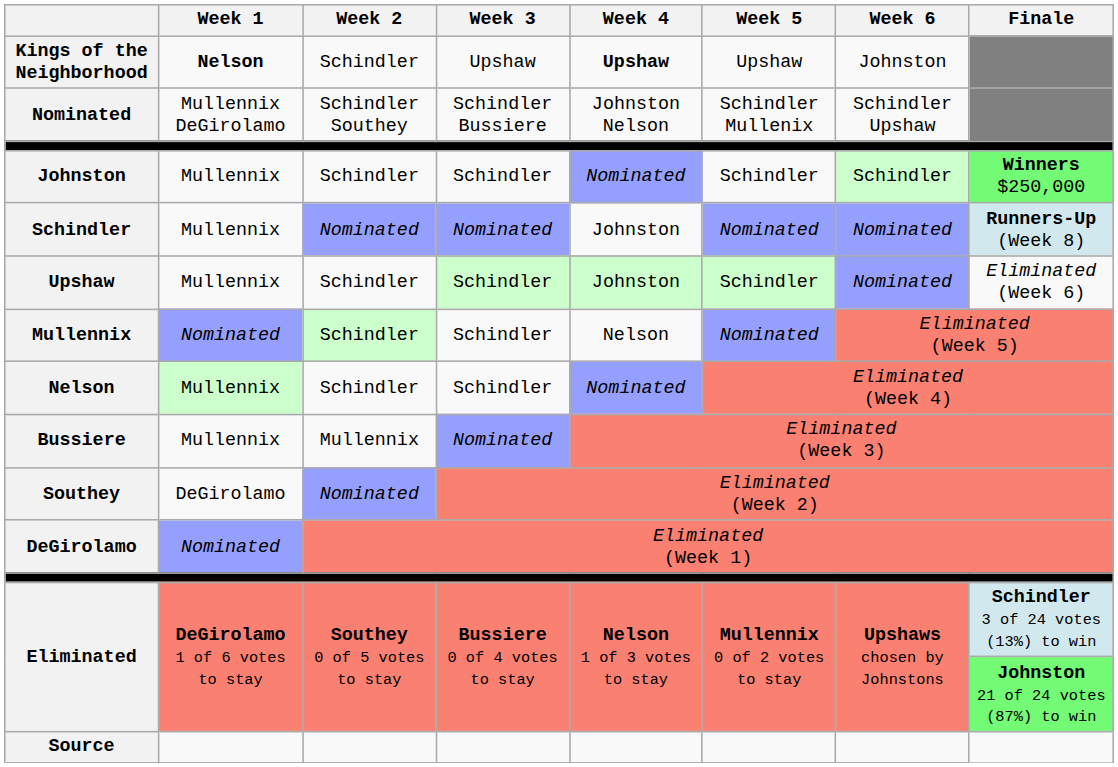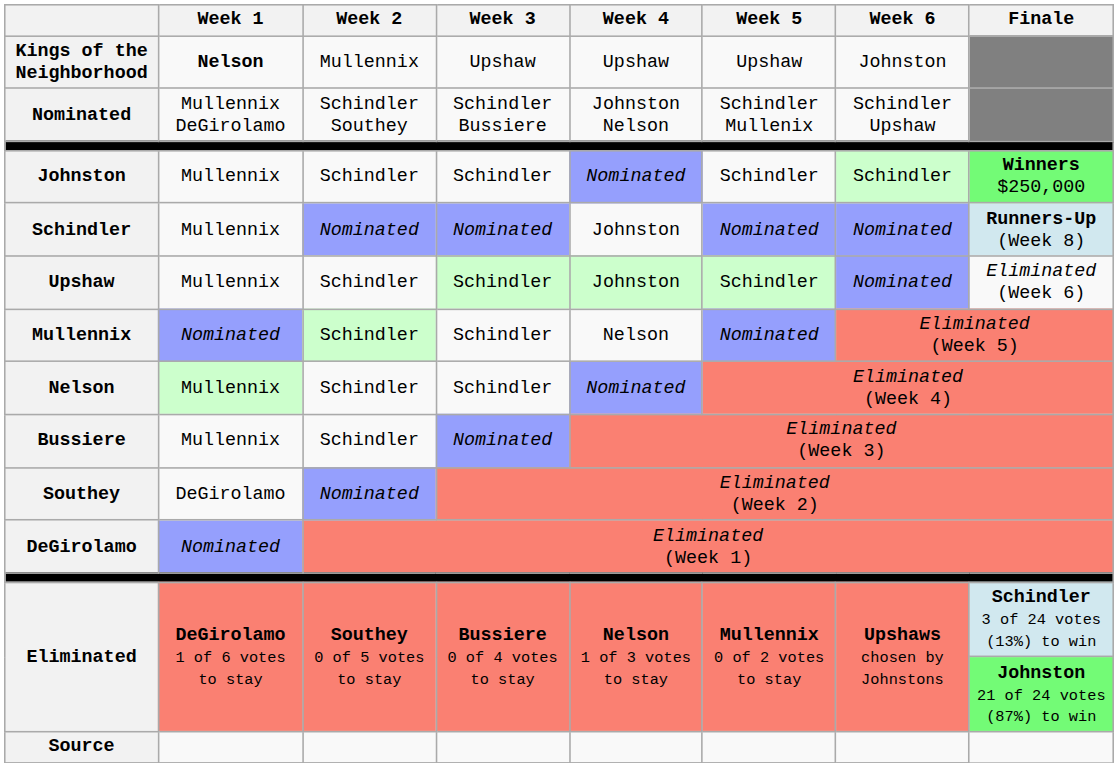(369, 62) Schindler -> (369, 62) Mullennix
(636, 62) bold -> (636, 62) normal
(369, 441) Mullennix -> (369, 441) Schindler
